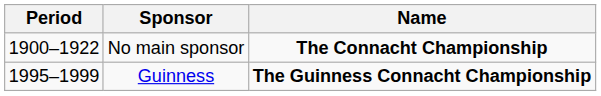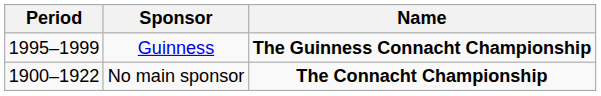rows swapped: (176, 47) <-> (176, 76)
